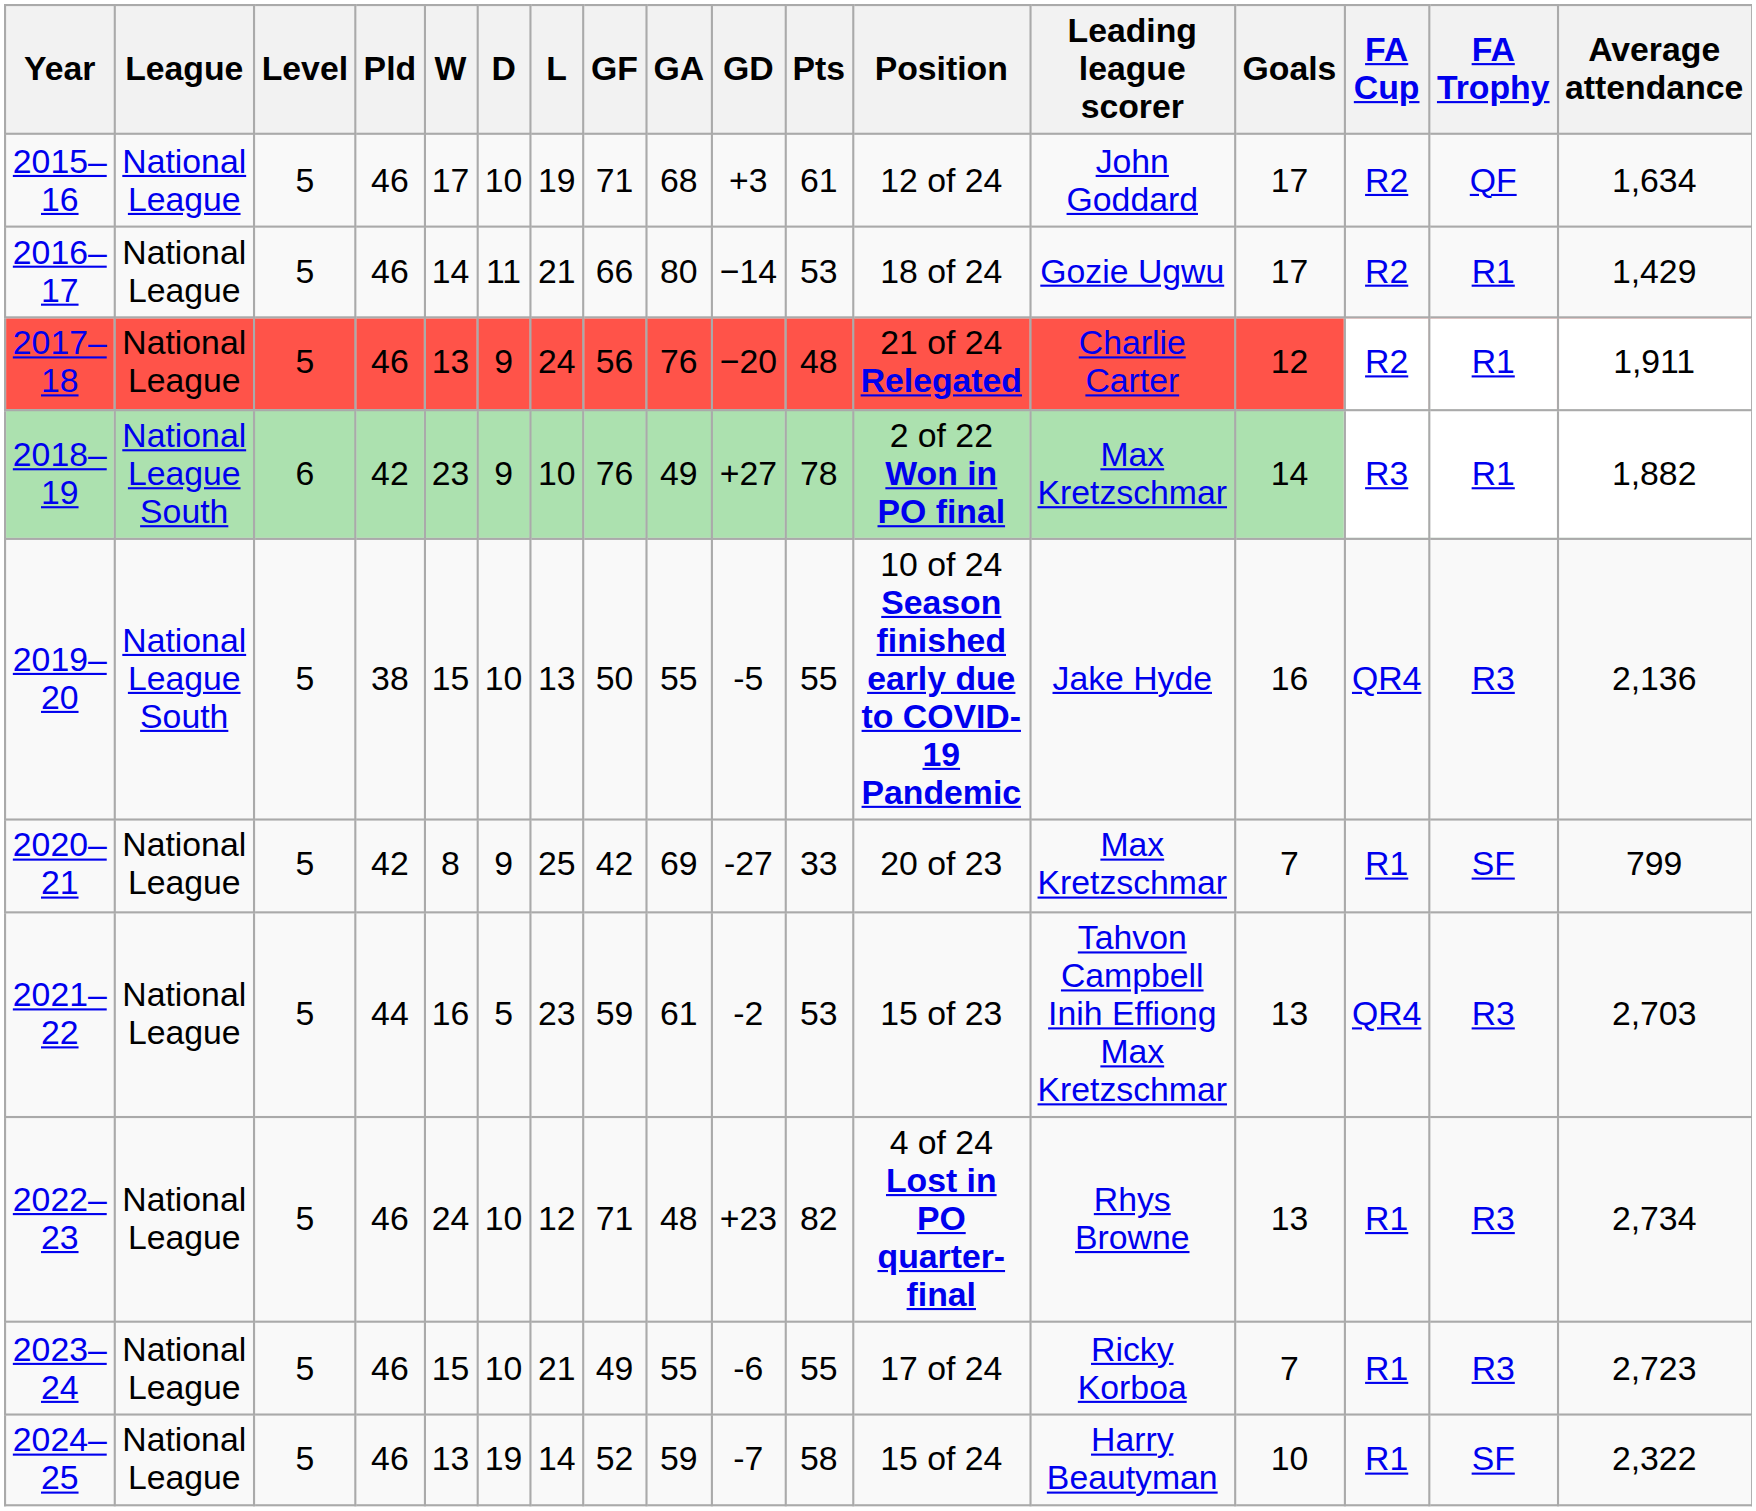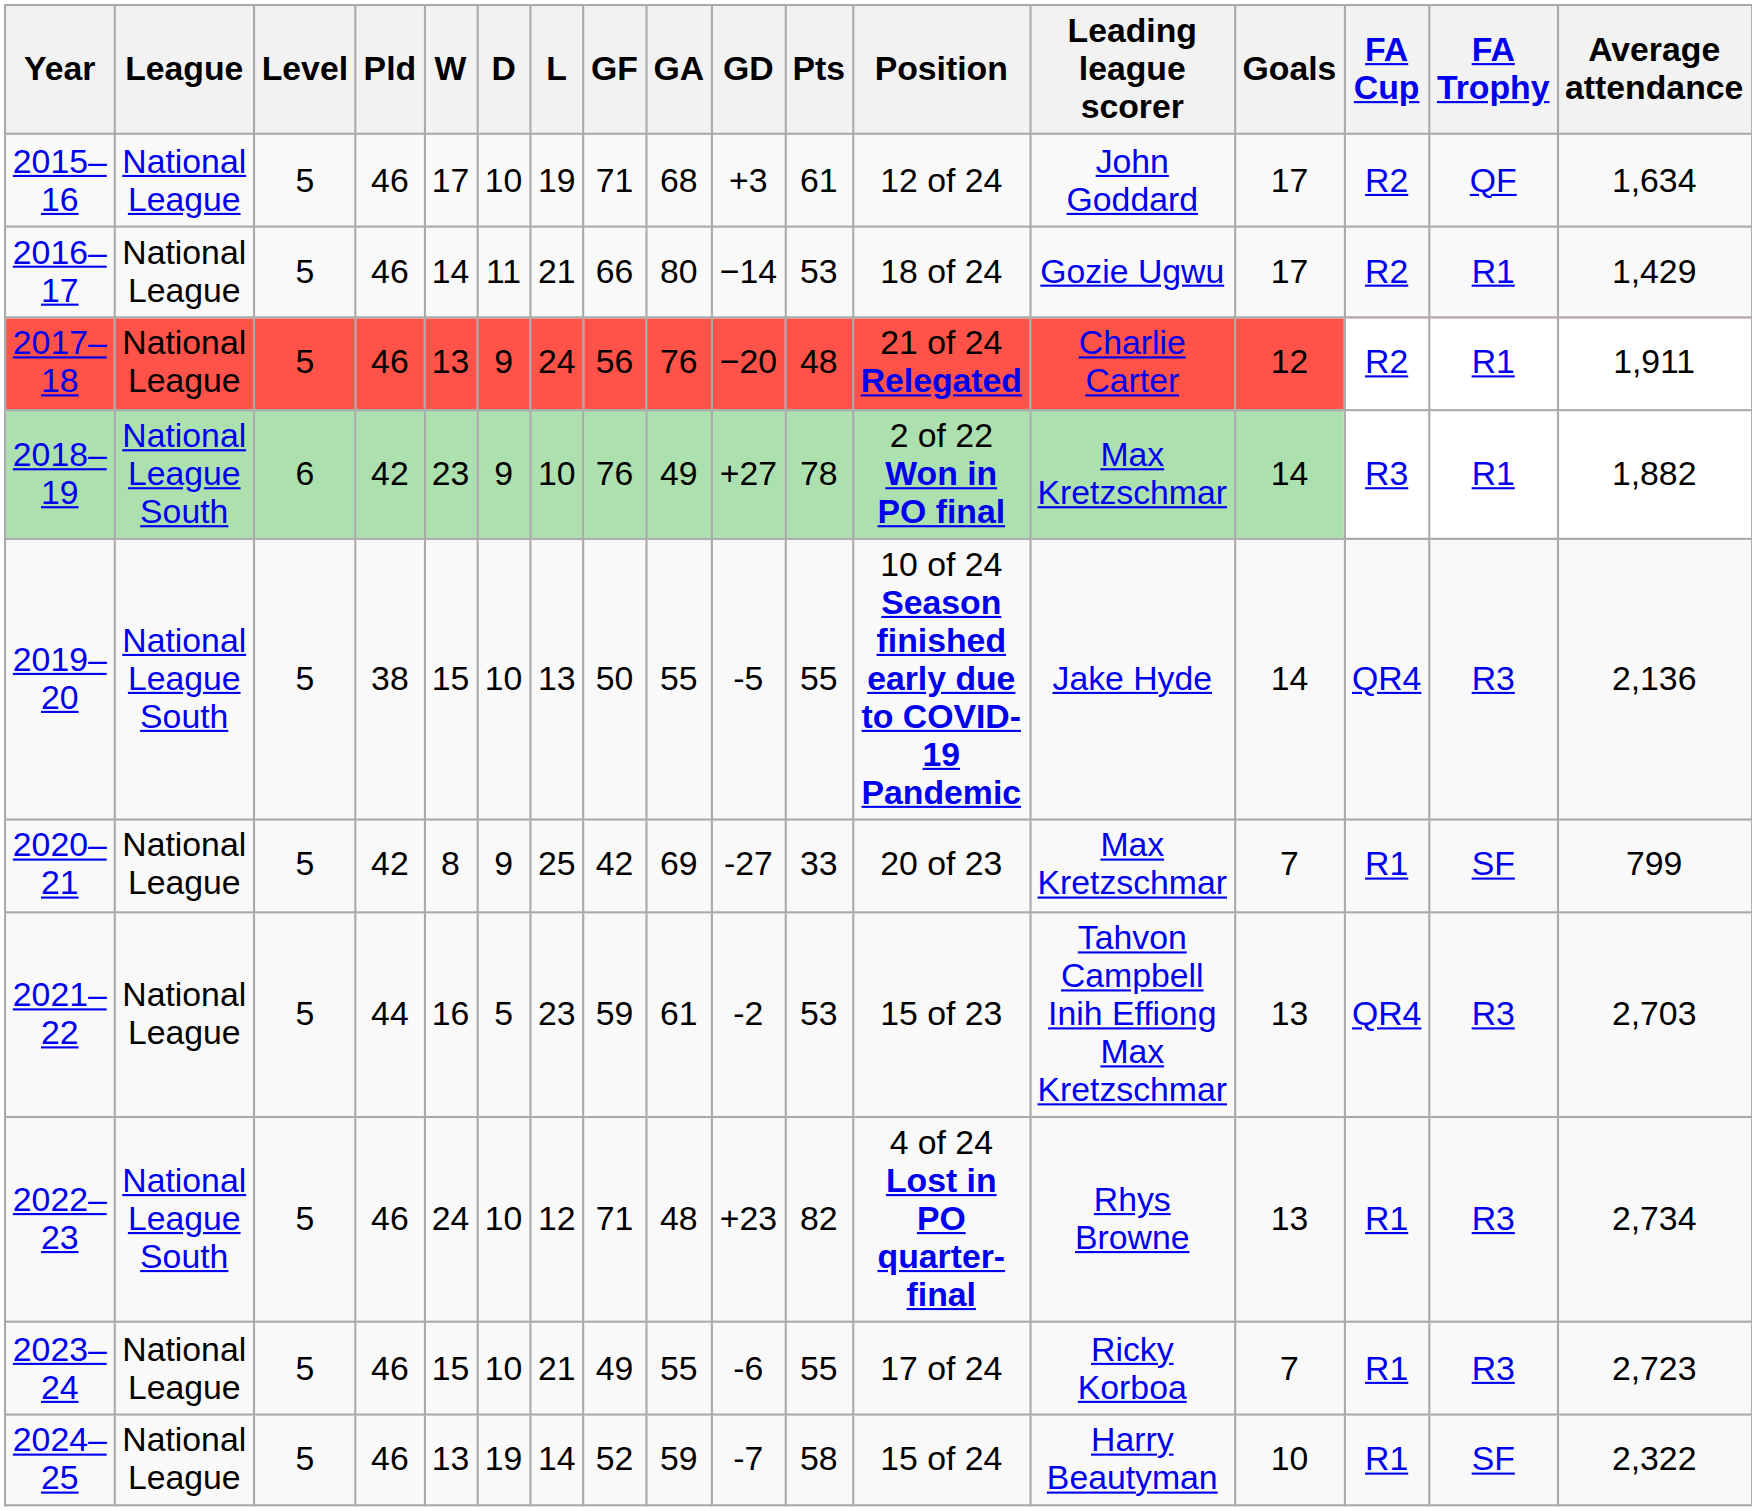(1289, 678) 16 -> (1289, 678) 14
(184, 1219) National League -> (184, 1219) National League South
